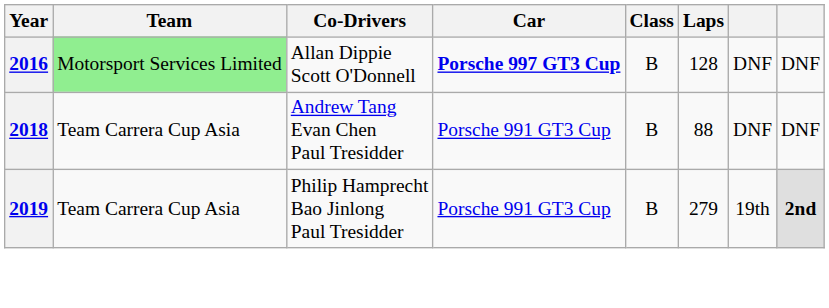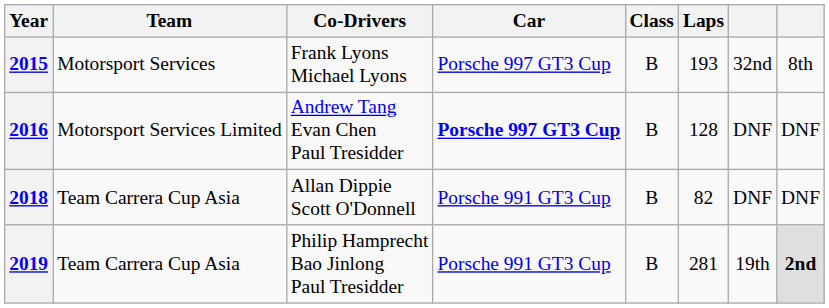+ row: (29, 64)
(169, 64) lightgreen background -> (169, 130) no background
(353, 64) Allan Dippie Scott O'Donnell -> (347, 130) Andrew Tang Evan Chen Paul Tresidder
(347, 130) Andrew Tang Evan Chen Paul Tresidder -> (353, 197) Allan Dippie Scott O'Donnell
(703, 130) 88 -> (703, 197) 82
(703, 208) 279 -> (703, 263) 281
